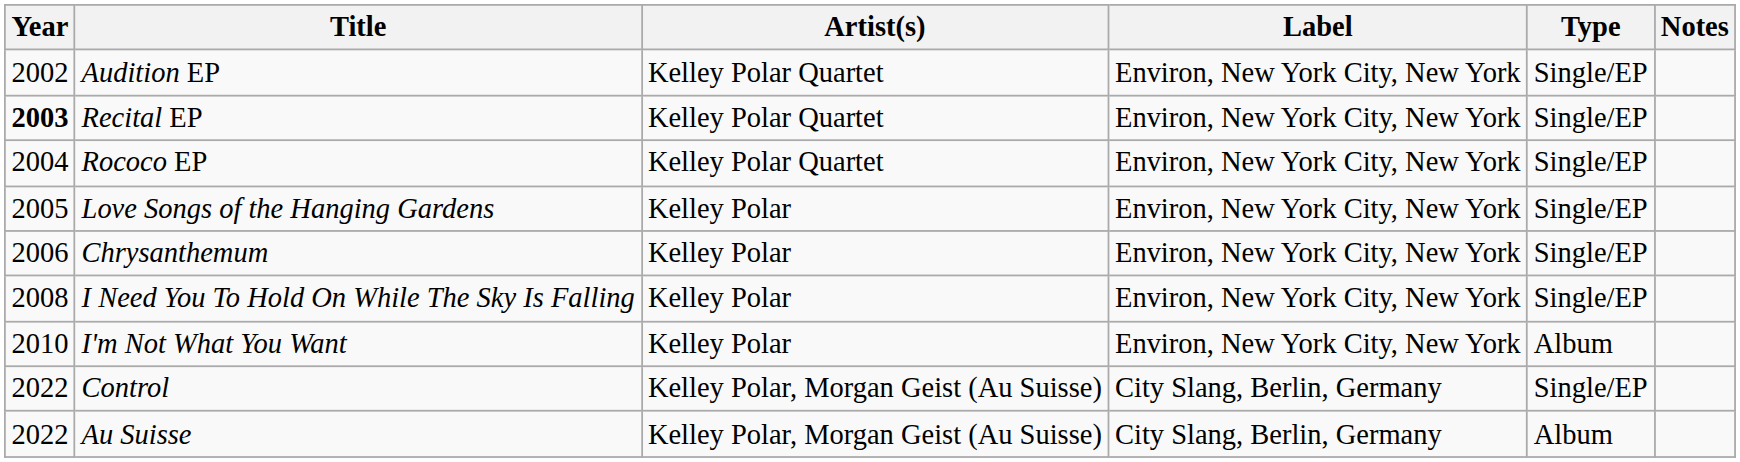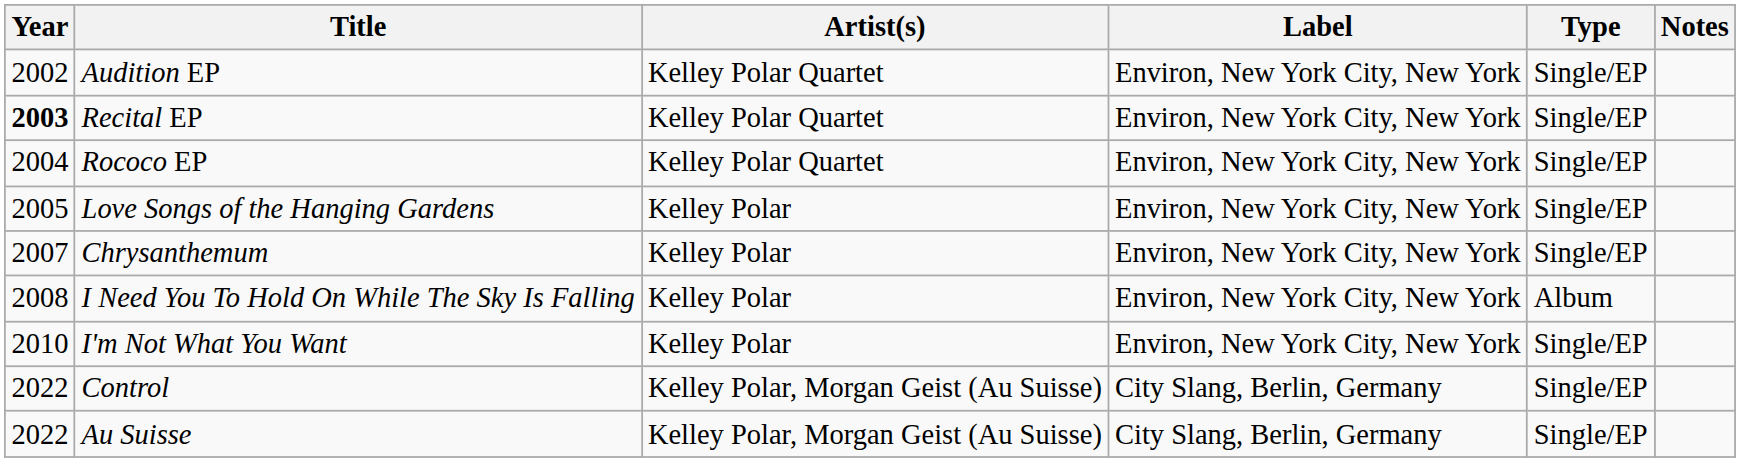(40, 252) 2006 -> (40, 252) 2007
(1591, 298) Single/EP -> (1573, 298) Album
(1573, 343) Album -> (1591, 343) Single/EP
(1573, 433) Album -> (1591, 433) Single/EP
